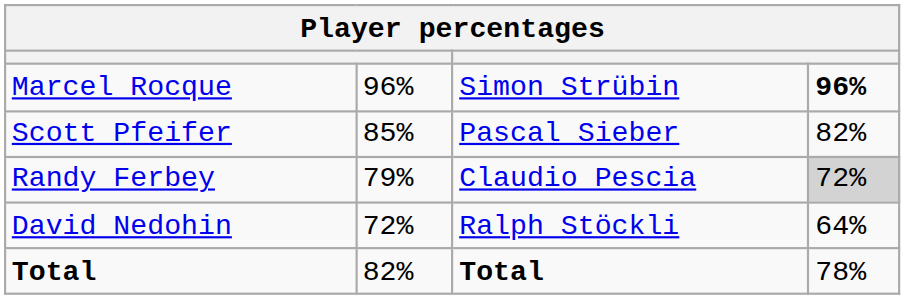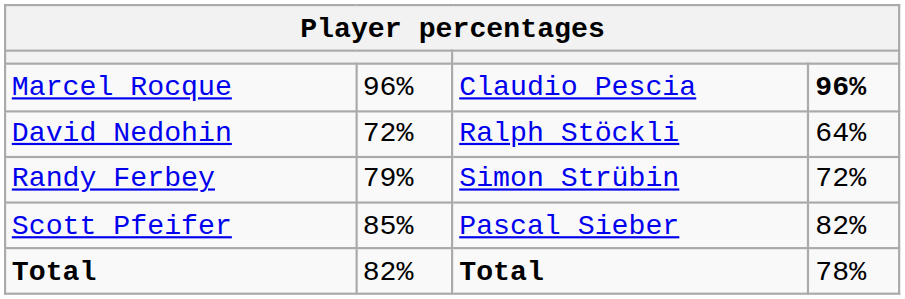(569, 87) Simon Strübin -> (578, 87) Claudio Pescia
rows swapped: (122, 133) <-> (122, 225)
(578, 179) Claudio Pescia -> (569, 179) Simon Strübin
(841, 179) lightgrey background -> (841, 179) no background
